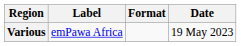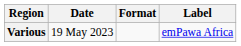columns swapped: (202, 13) <-> (87, 13)
